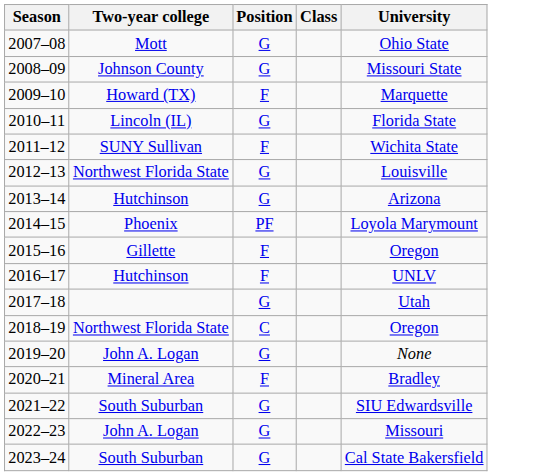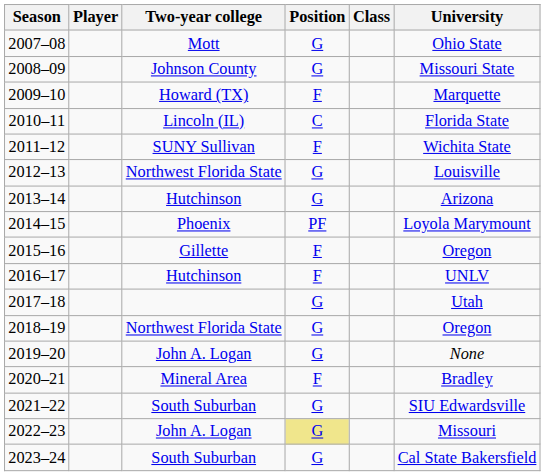+ column: (96, 17)
(264, 120) G -> (317, 120) C
(264, 328) C -> (317, 328) G
(264, 431) no background -> (317, 431) khaki background
